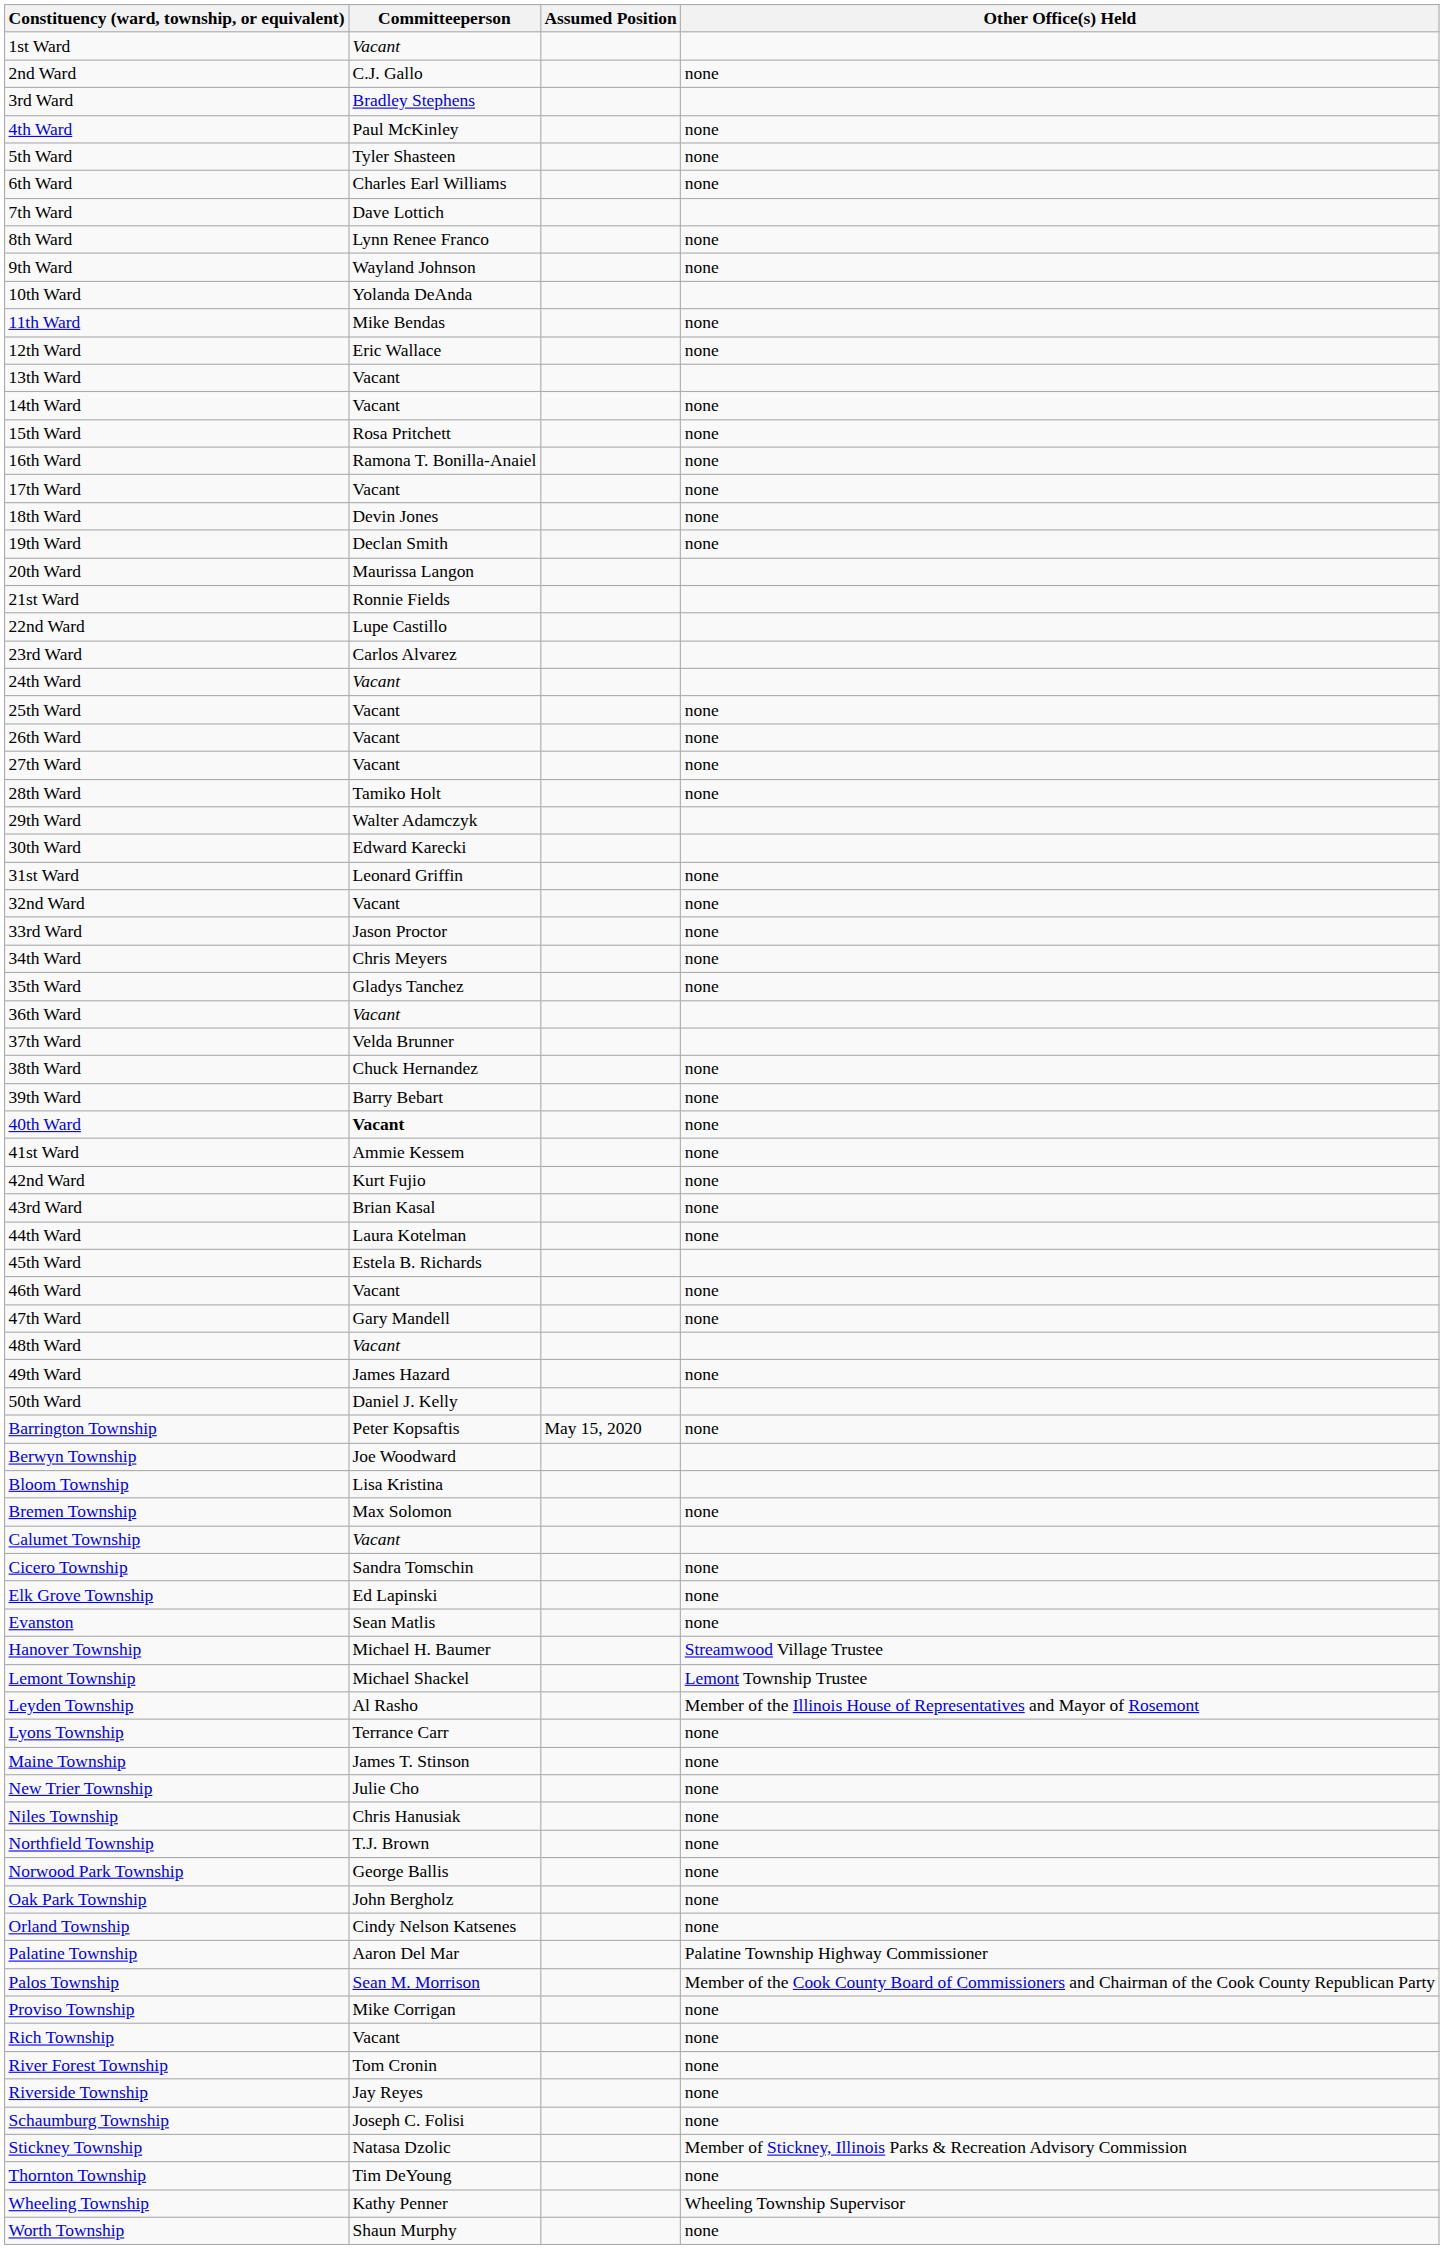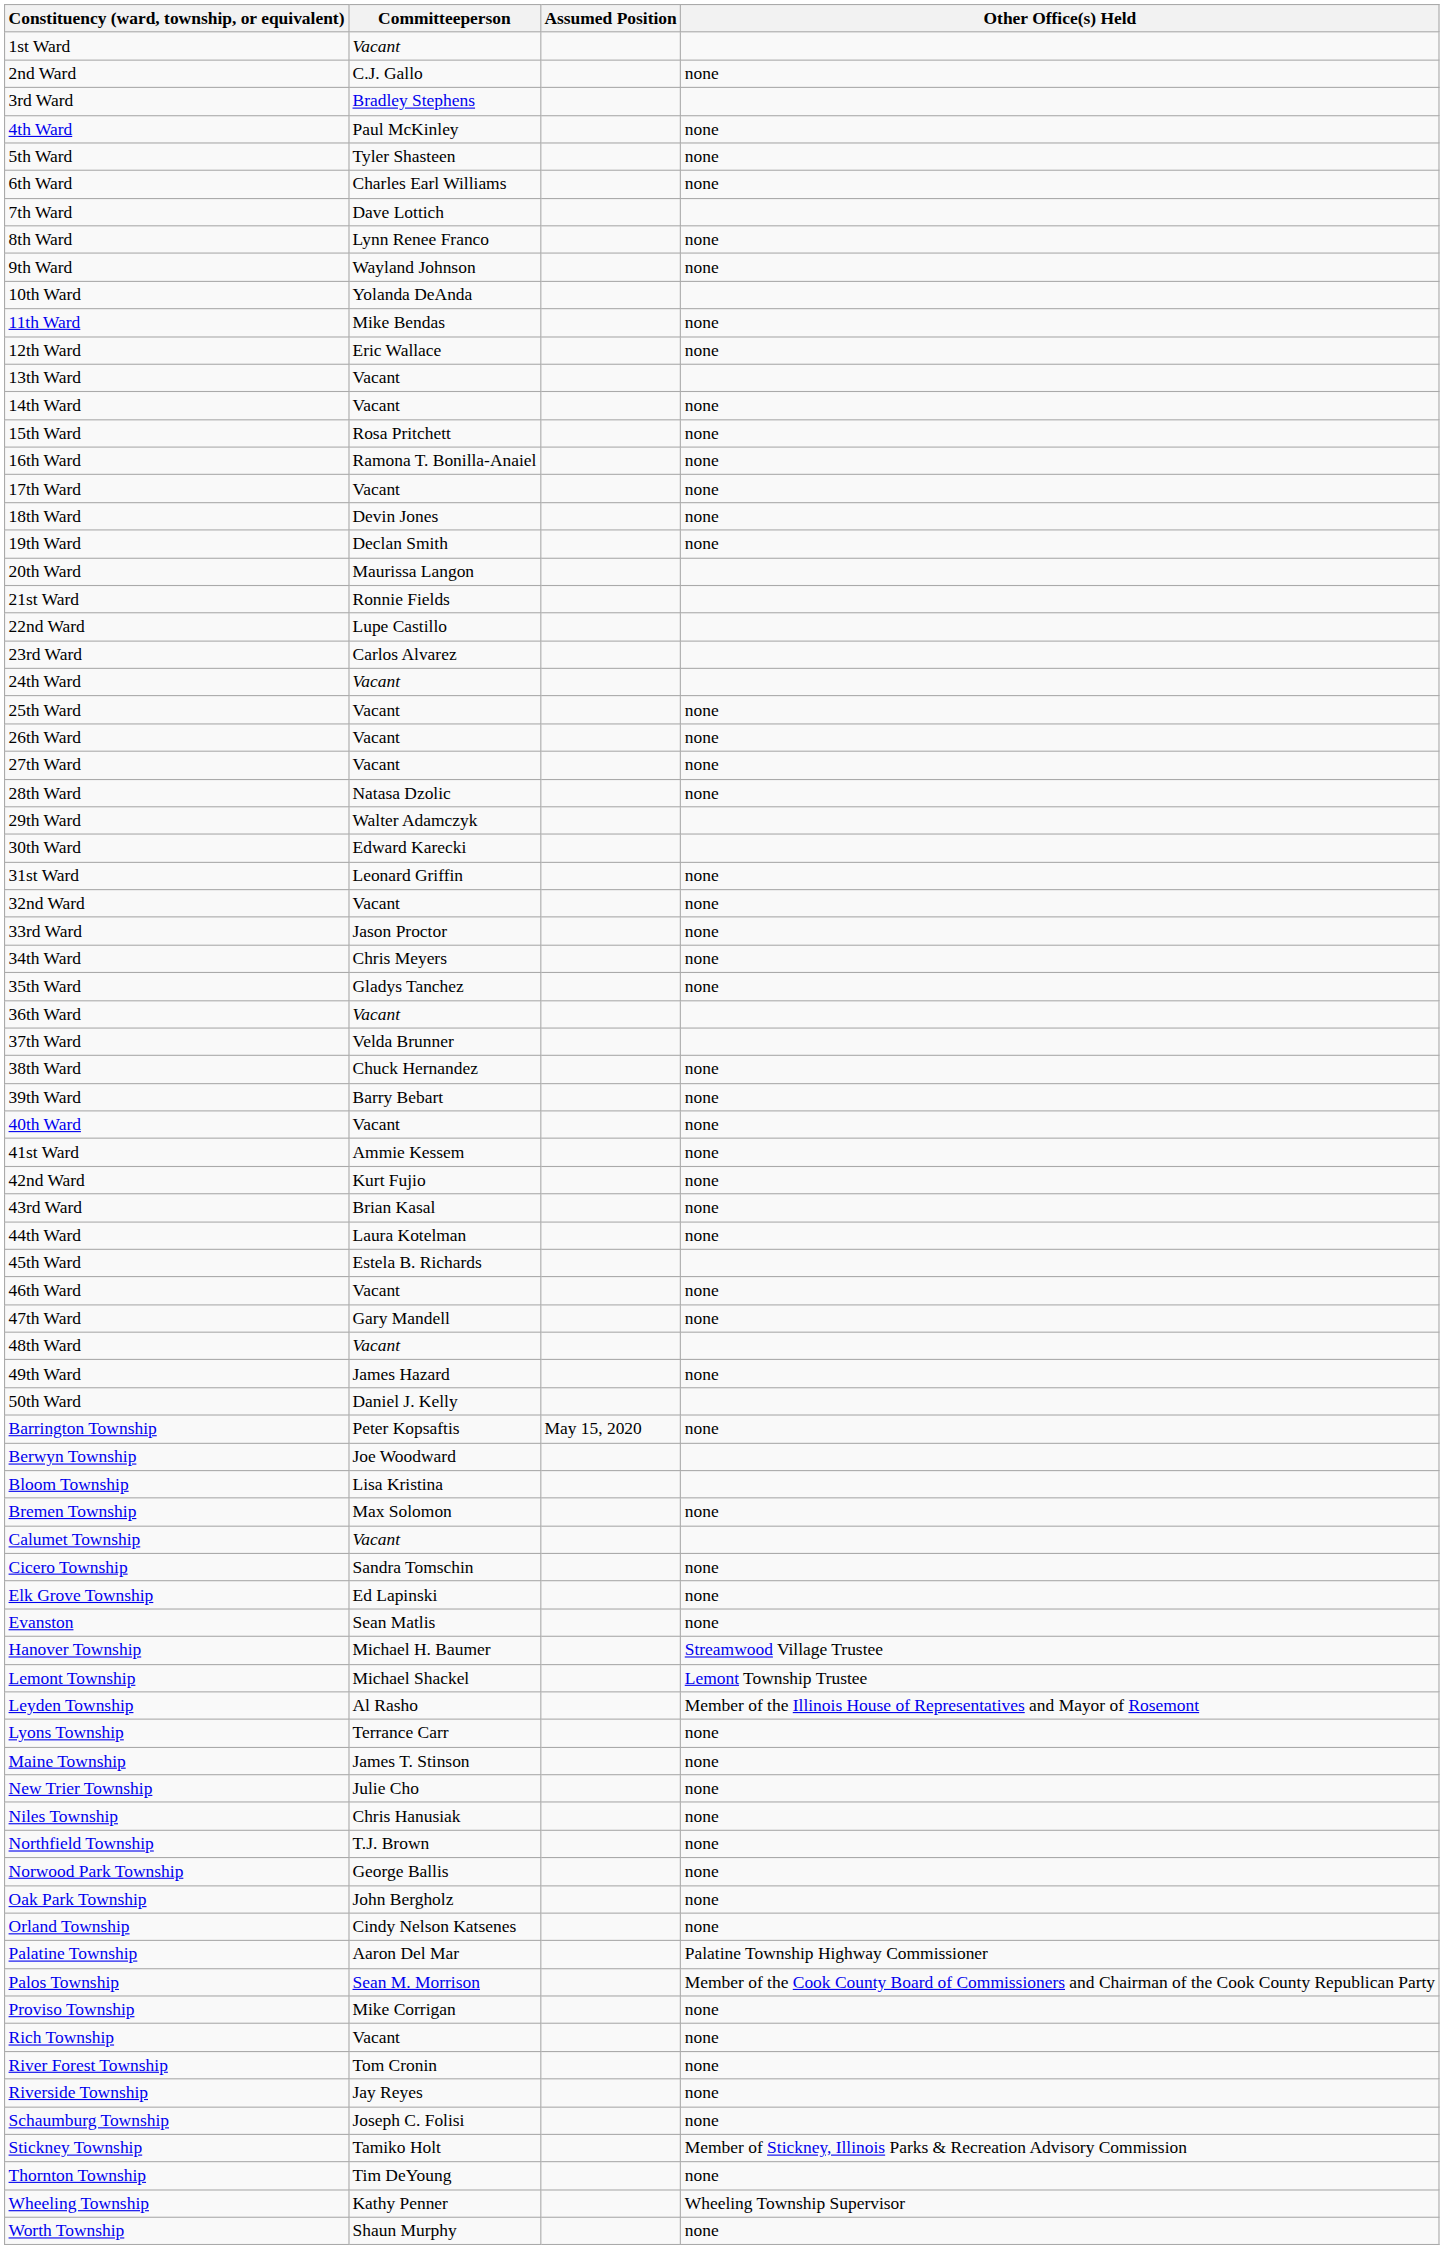(397, 792) Tamiko Holt -> (402, 792) Natasa Dzolic
(378, 1124) bold -> (376, 1124) normal
(402, 2148) Natasa Dzolic -> (397, 2148) Tamiko Holt
